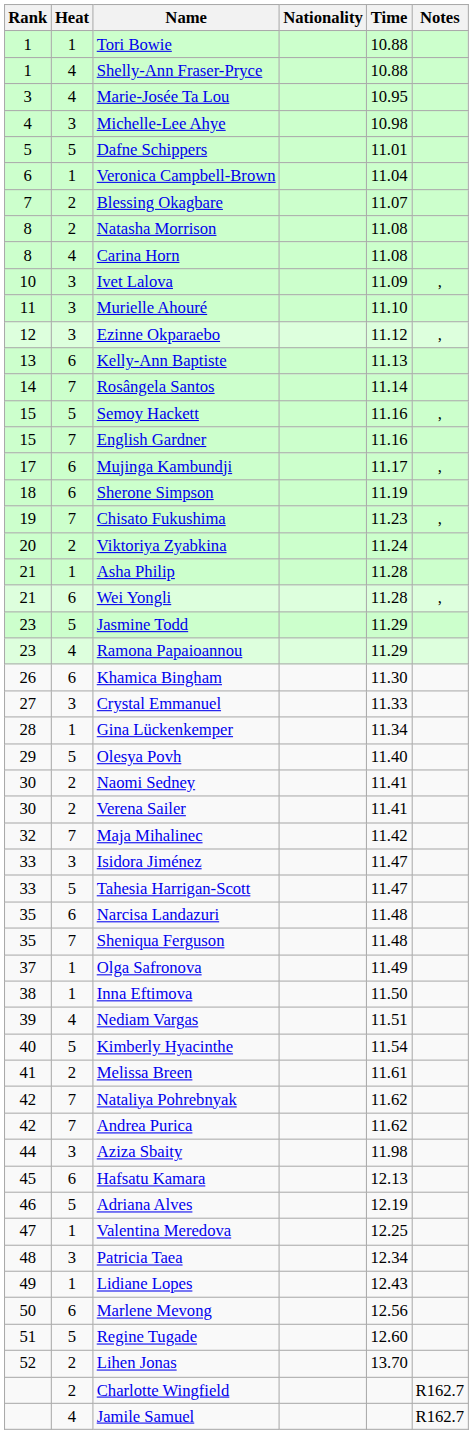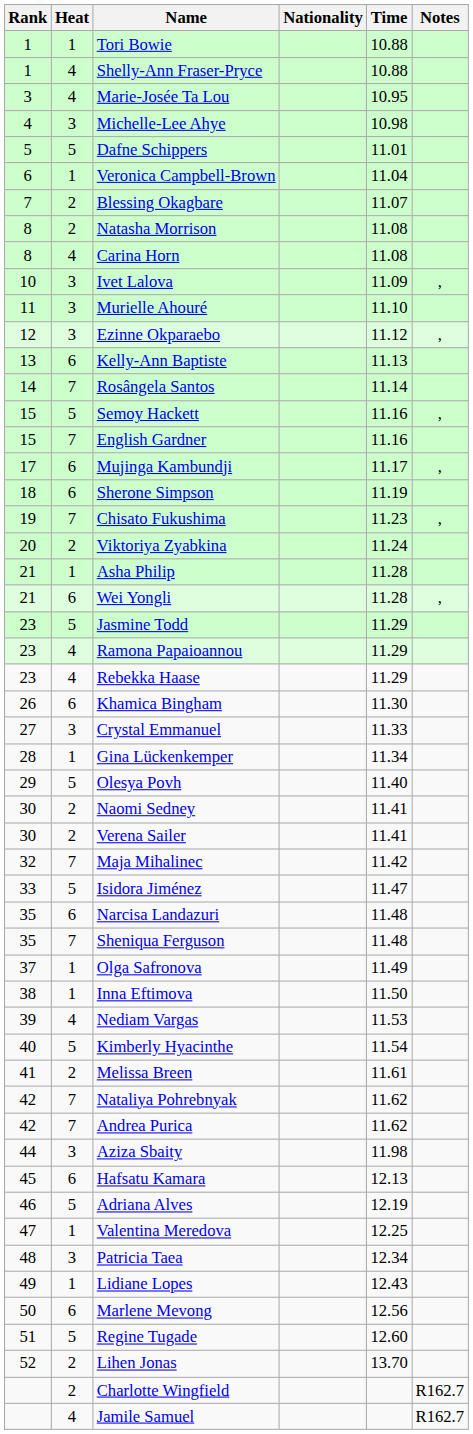+ row: (148, 677)
(72, 862) 3 -> (72, 888) 5
- row: (174, 888)
(389, 1020) 11.51 -> (389, 1020) 11.53
